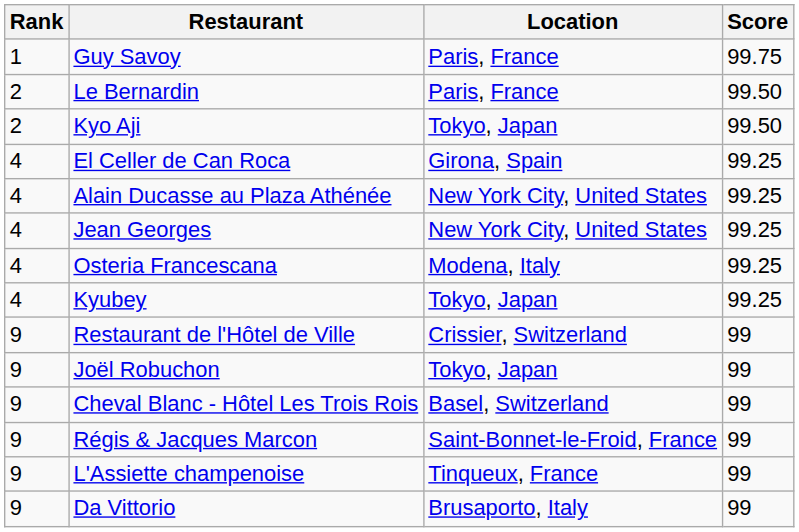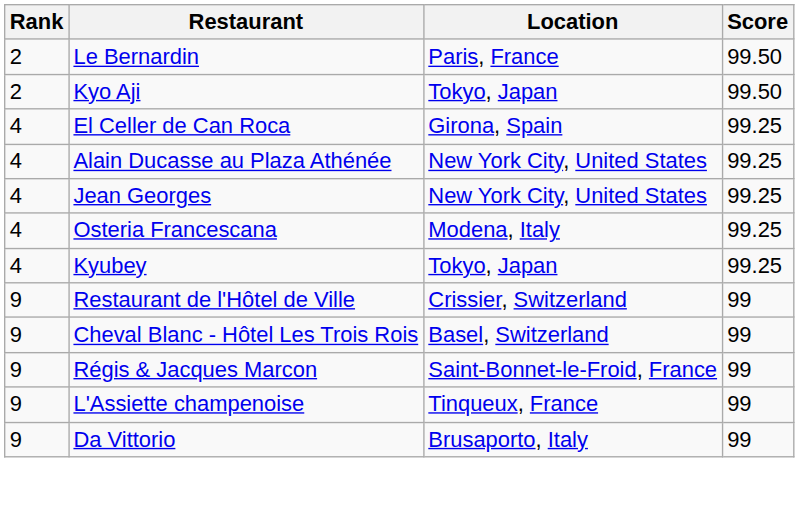- row: (127, 56)
- row: (147, 369)
